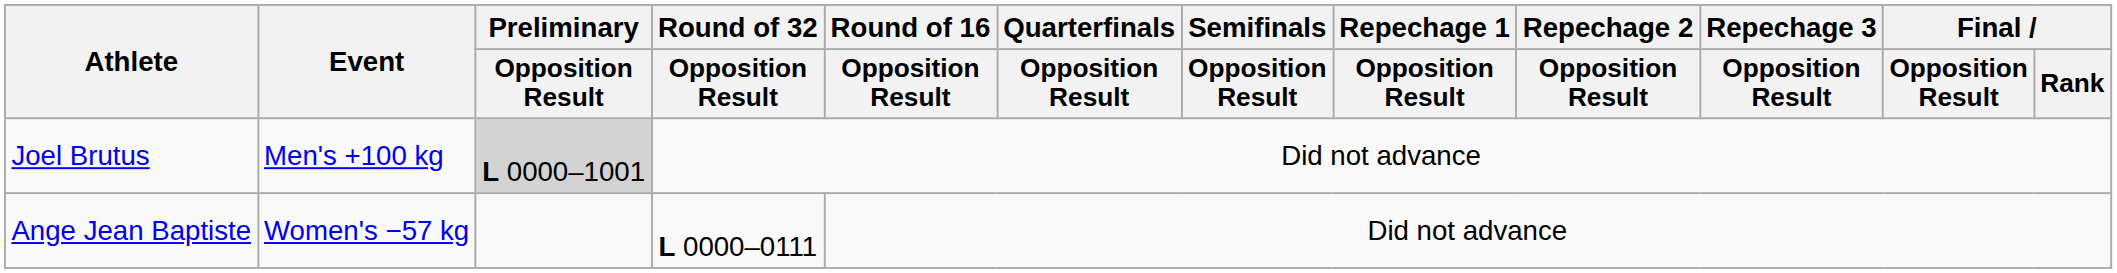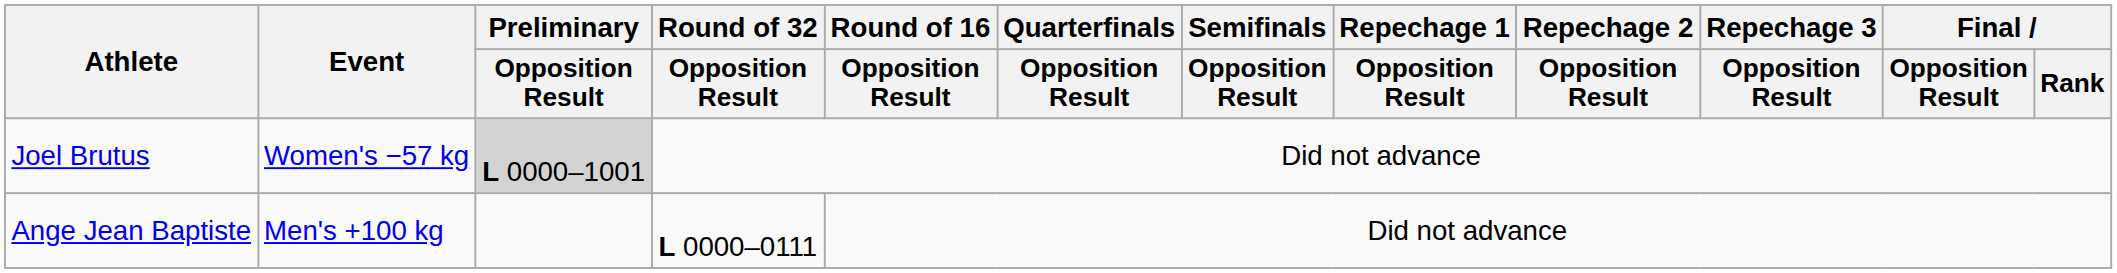(354, 156) Men's +100 kg -> (367, 156) Women's −57 kg
(367, 231) Women's −57 kg -> (354, 231) Men's +100 kg
